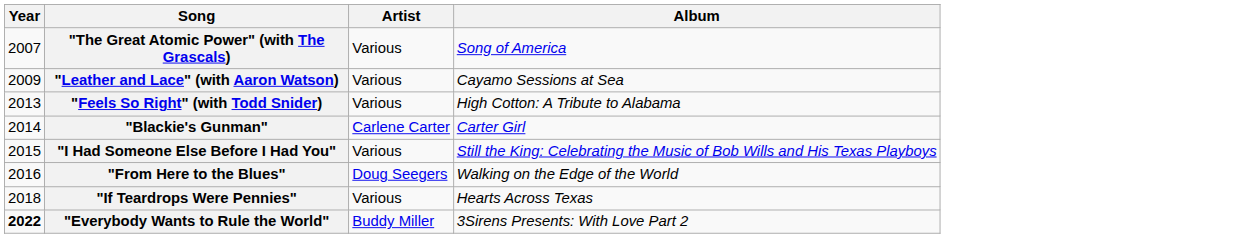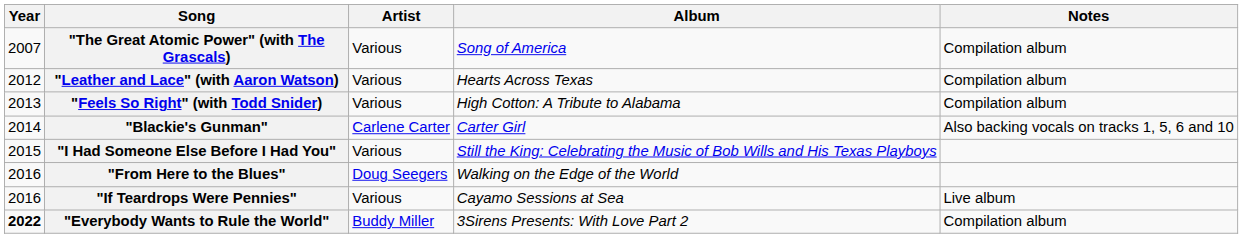+ column: (1089, 16)
(24, 80) 2009 -> (24, 80) 2012
(540, 80) Cayamo Sessions at Sea -> (525, 80) Hearts Across Texas
(24, 198) 2018 -> (24, 198) 2016
(525, 198) Hearts Across Texas -> (540, 198) Cayamo Sessions at Sea
